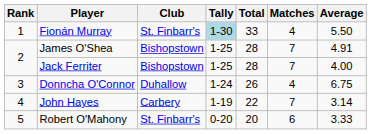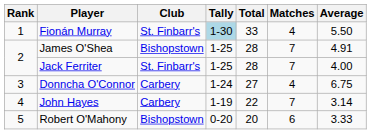(172, 66) Bishopstown -> (170, 66) St. Finbarr's
(163, 84) Duhallow -> (160, 84) Carbery
(252, 84) 26 -> (252, 84) 27
(170, 119) St. Finbarr's -> (172, 119) Bishopstown
